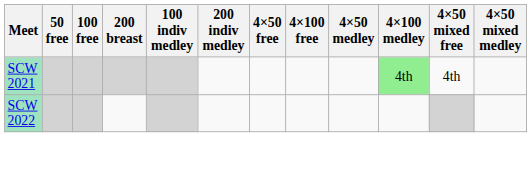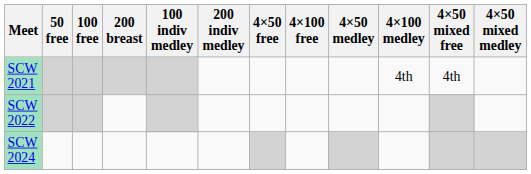(404, 75) lightgreen background -> (404, 75) no background
+ row: (23, 150)
